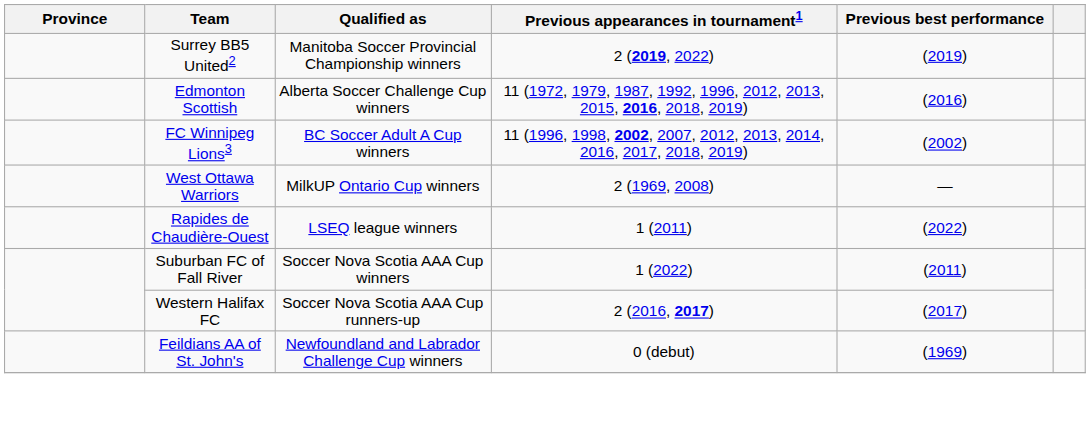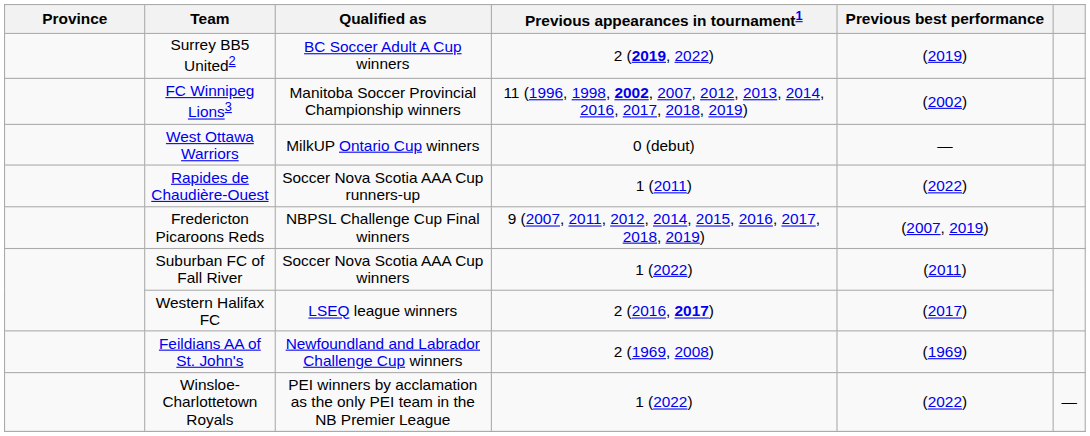(383, 56) Manitoba Soccer Provincial Championship winners -> (383, 56) BC Soccer Adult A Cup winners
- row: (210, 100)
(383, 143) BC Soccer Adult A Cup winners -> (383, 102) Manitoba Soccer Provincial Championship winners
(664, 187) 2 (1969, 2008) -> (664, 145) 0 (debut)
(383, 228) LSEQ league winners -> (383, 187) Soccer Nova Scotia AAA Cup runners-up
+ row: (210, 228)
(383, 311) Soccer Nova Scotia AAA Cup runners-up -> (383, 311) LSEQ league winners
(664, 352) 0 (debut) -> (664, 352) 2 (1969, 2008)
+ row: (210, 402)
